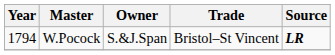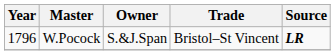(22, 38) 1794 -> (22, 38) 1796
